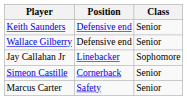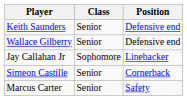columns swapped: (158, 12) <-> (104, 12)
